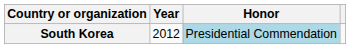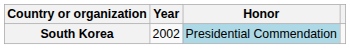(166, 33) 2012 -> (166, 33) 2002
